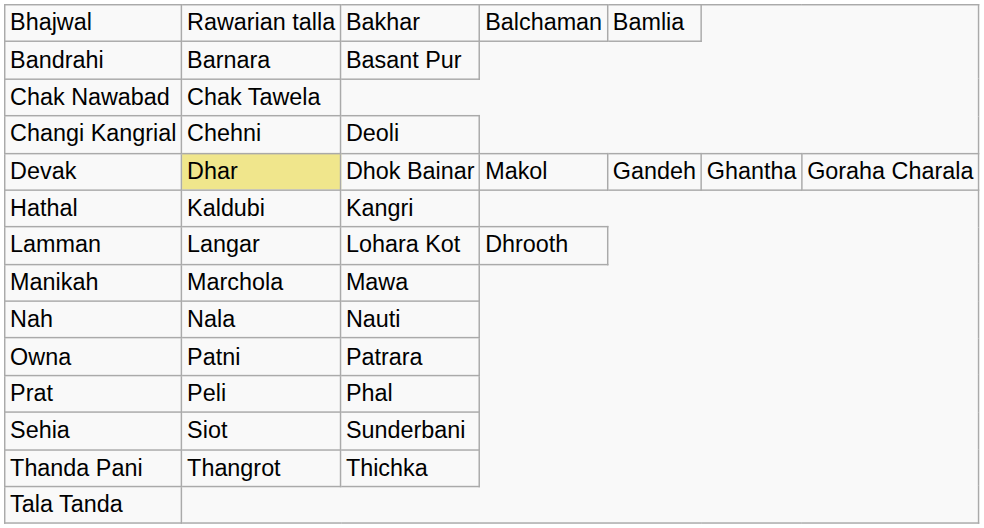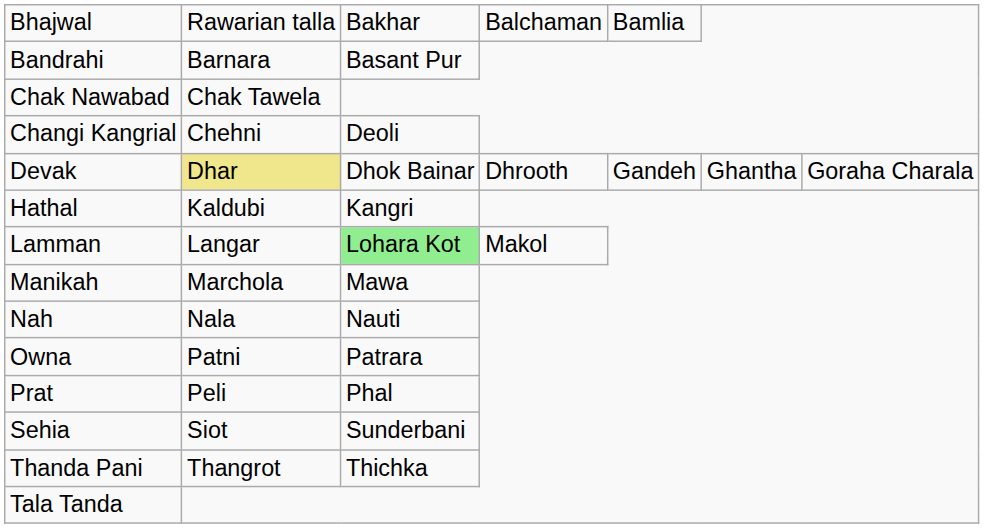(516, 171) Makol -> (527, 171) Dhrooth
(403, 245) no background -> (403, 245) lightgreen background
(527, 245) Dhrooth -> (516, 245) Makol
